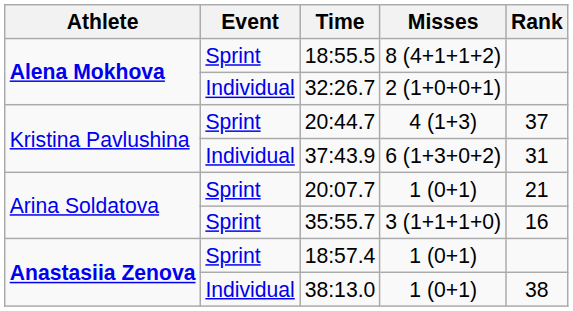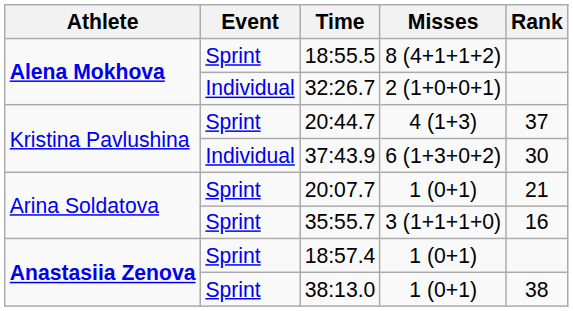(537, 156) 31 -> (537, 156) 30
(250, 289) Individual -> (233, 289) Sprint
